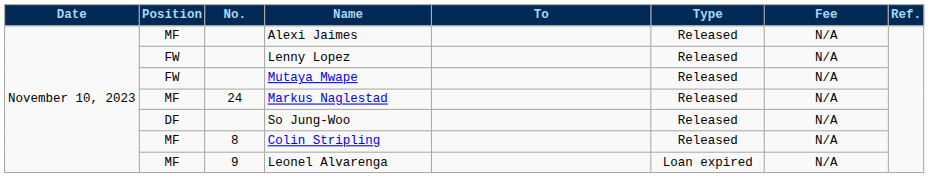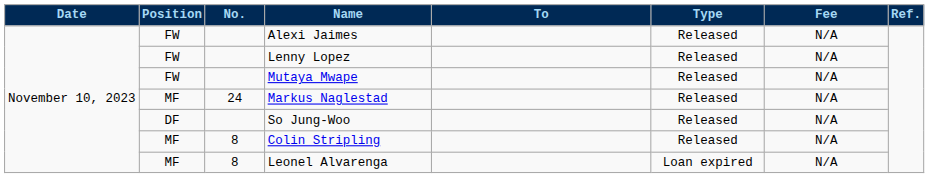(172, 36) MF -> (172, 36) FW
(235, 162) 9 -> (235, 162) 8
